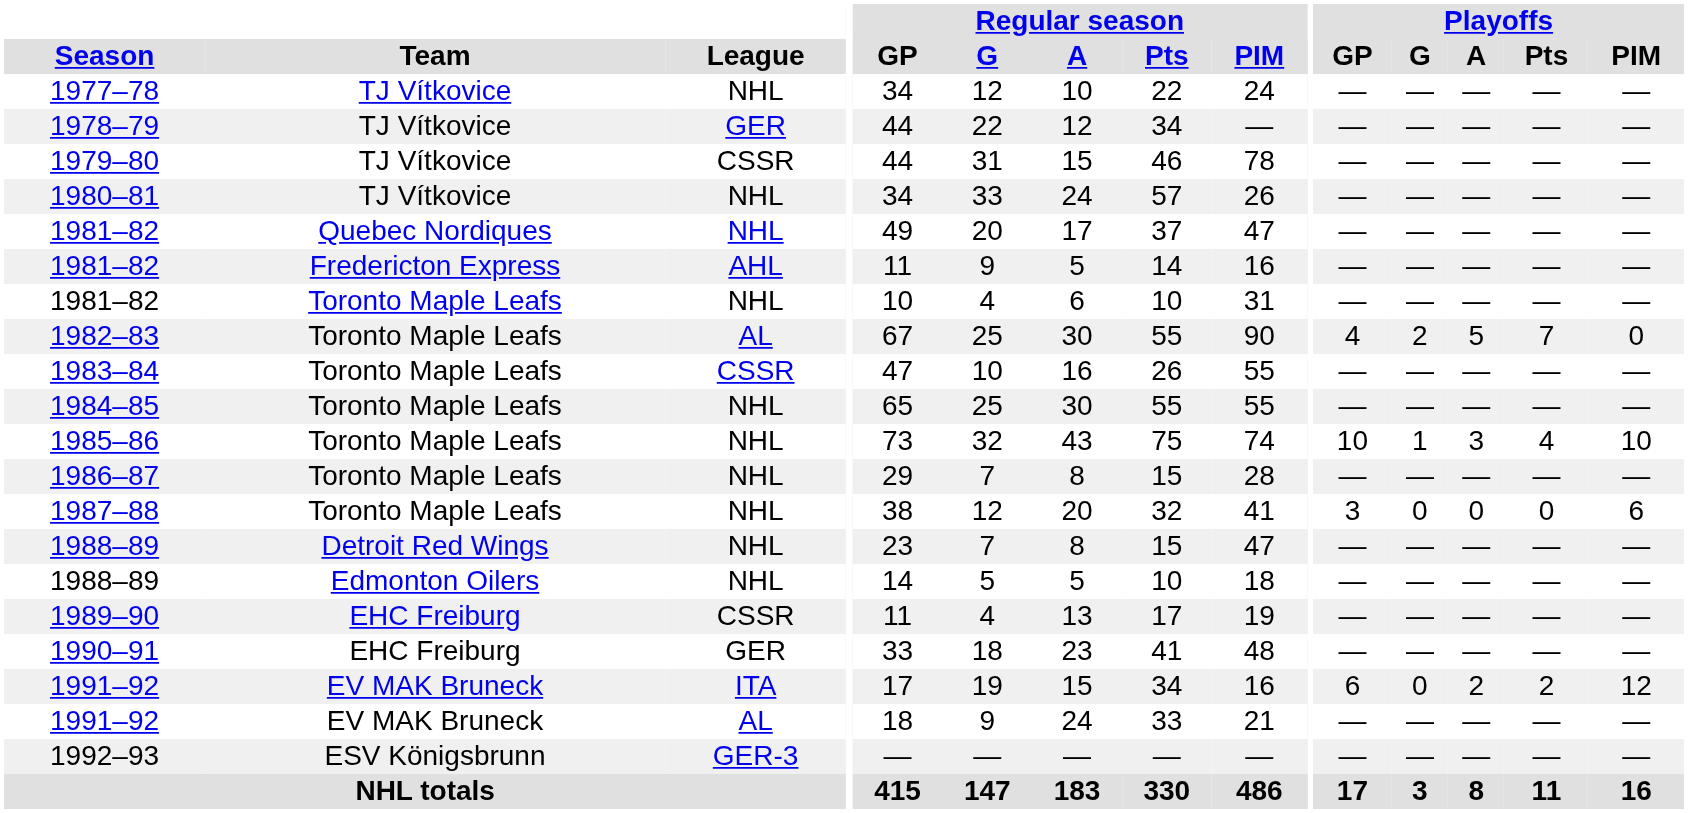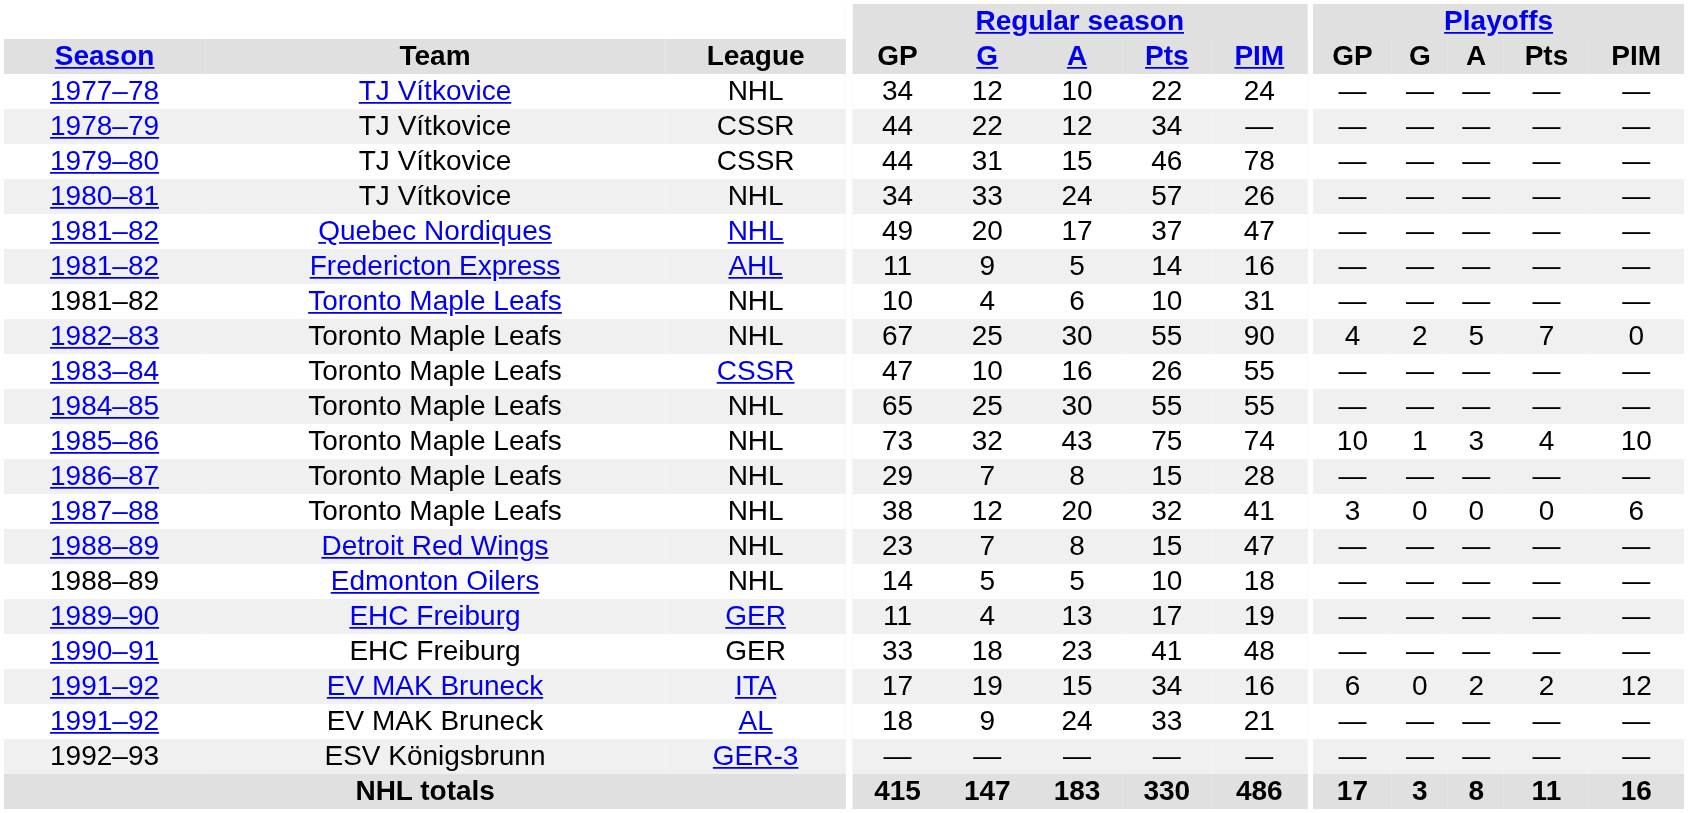(756, 126) GER -> (756, 126) CSSR
(756, 336) AL -> (756, 336) NHL
(756, 616) CSSR -> (756, 616) GER
